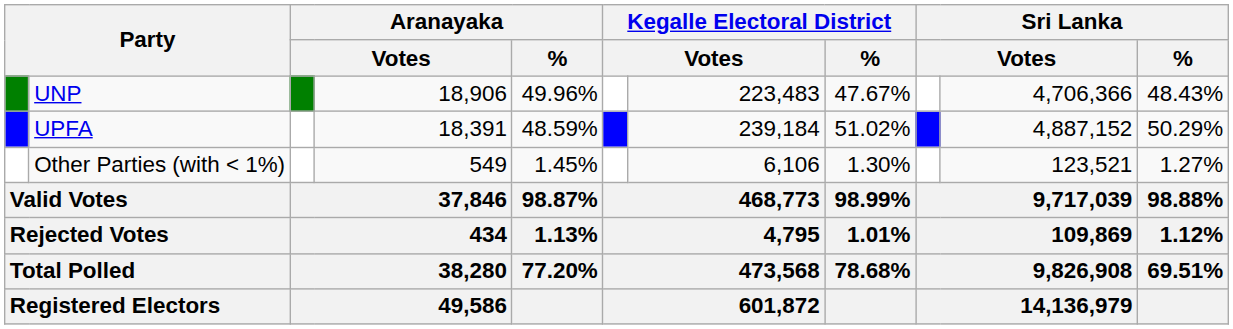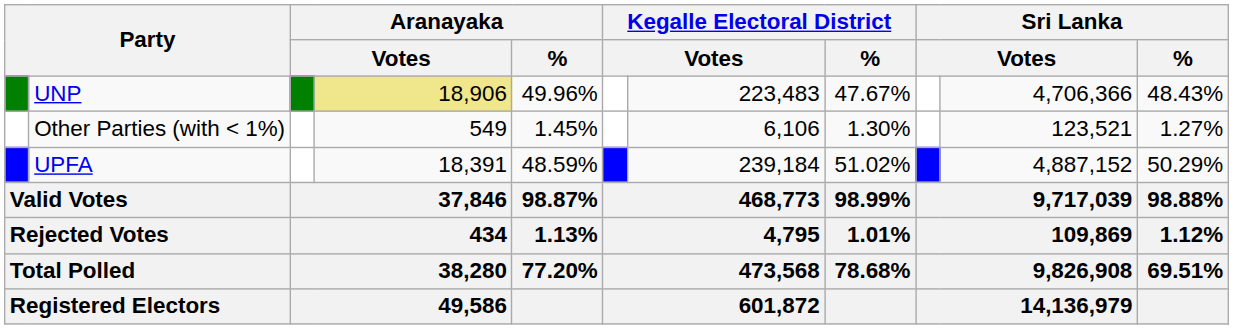(473, 93) no background -> (473, 93) khaki background
rows swapped: (63, 128) <-> (160, 164)
